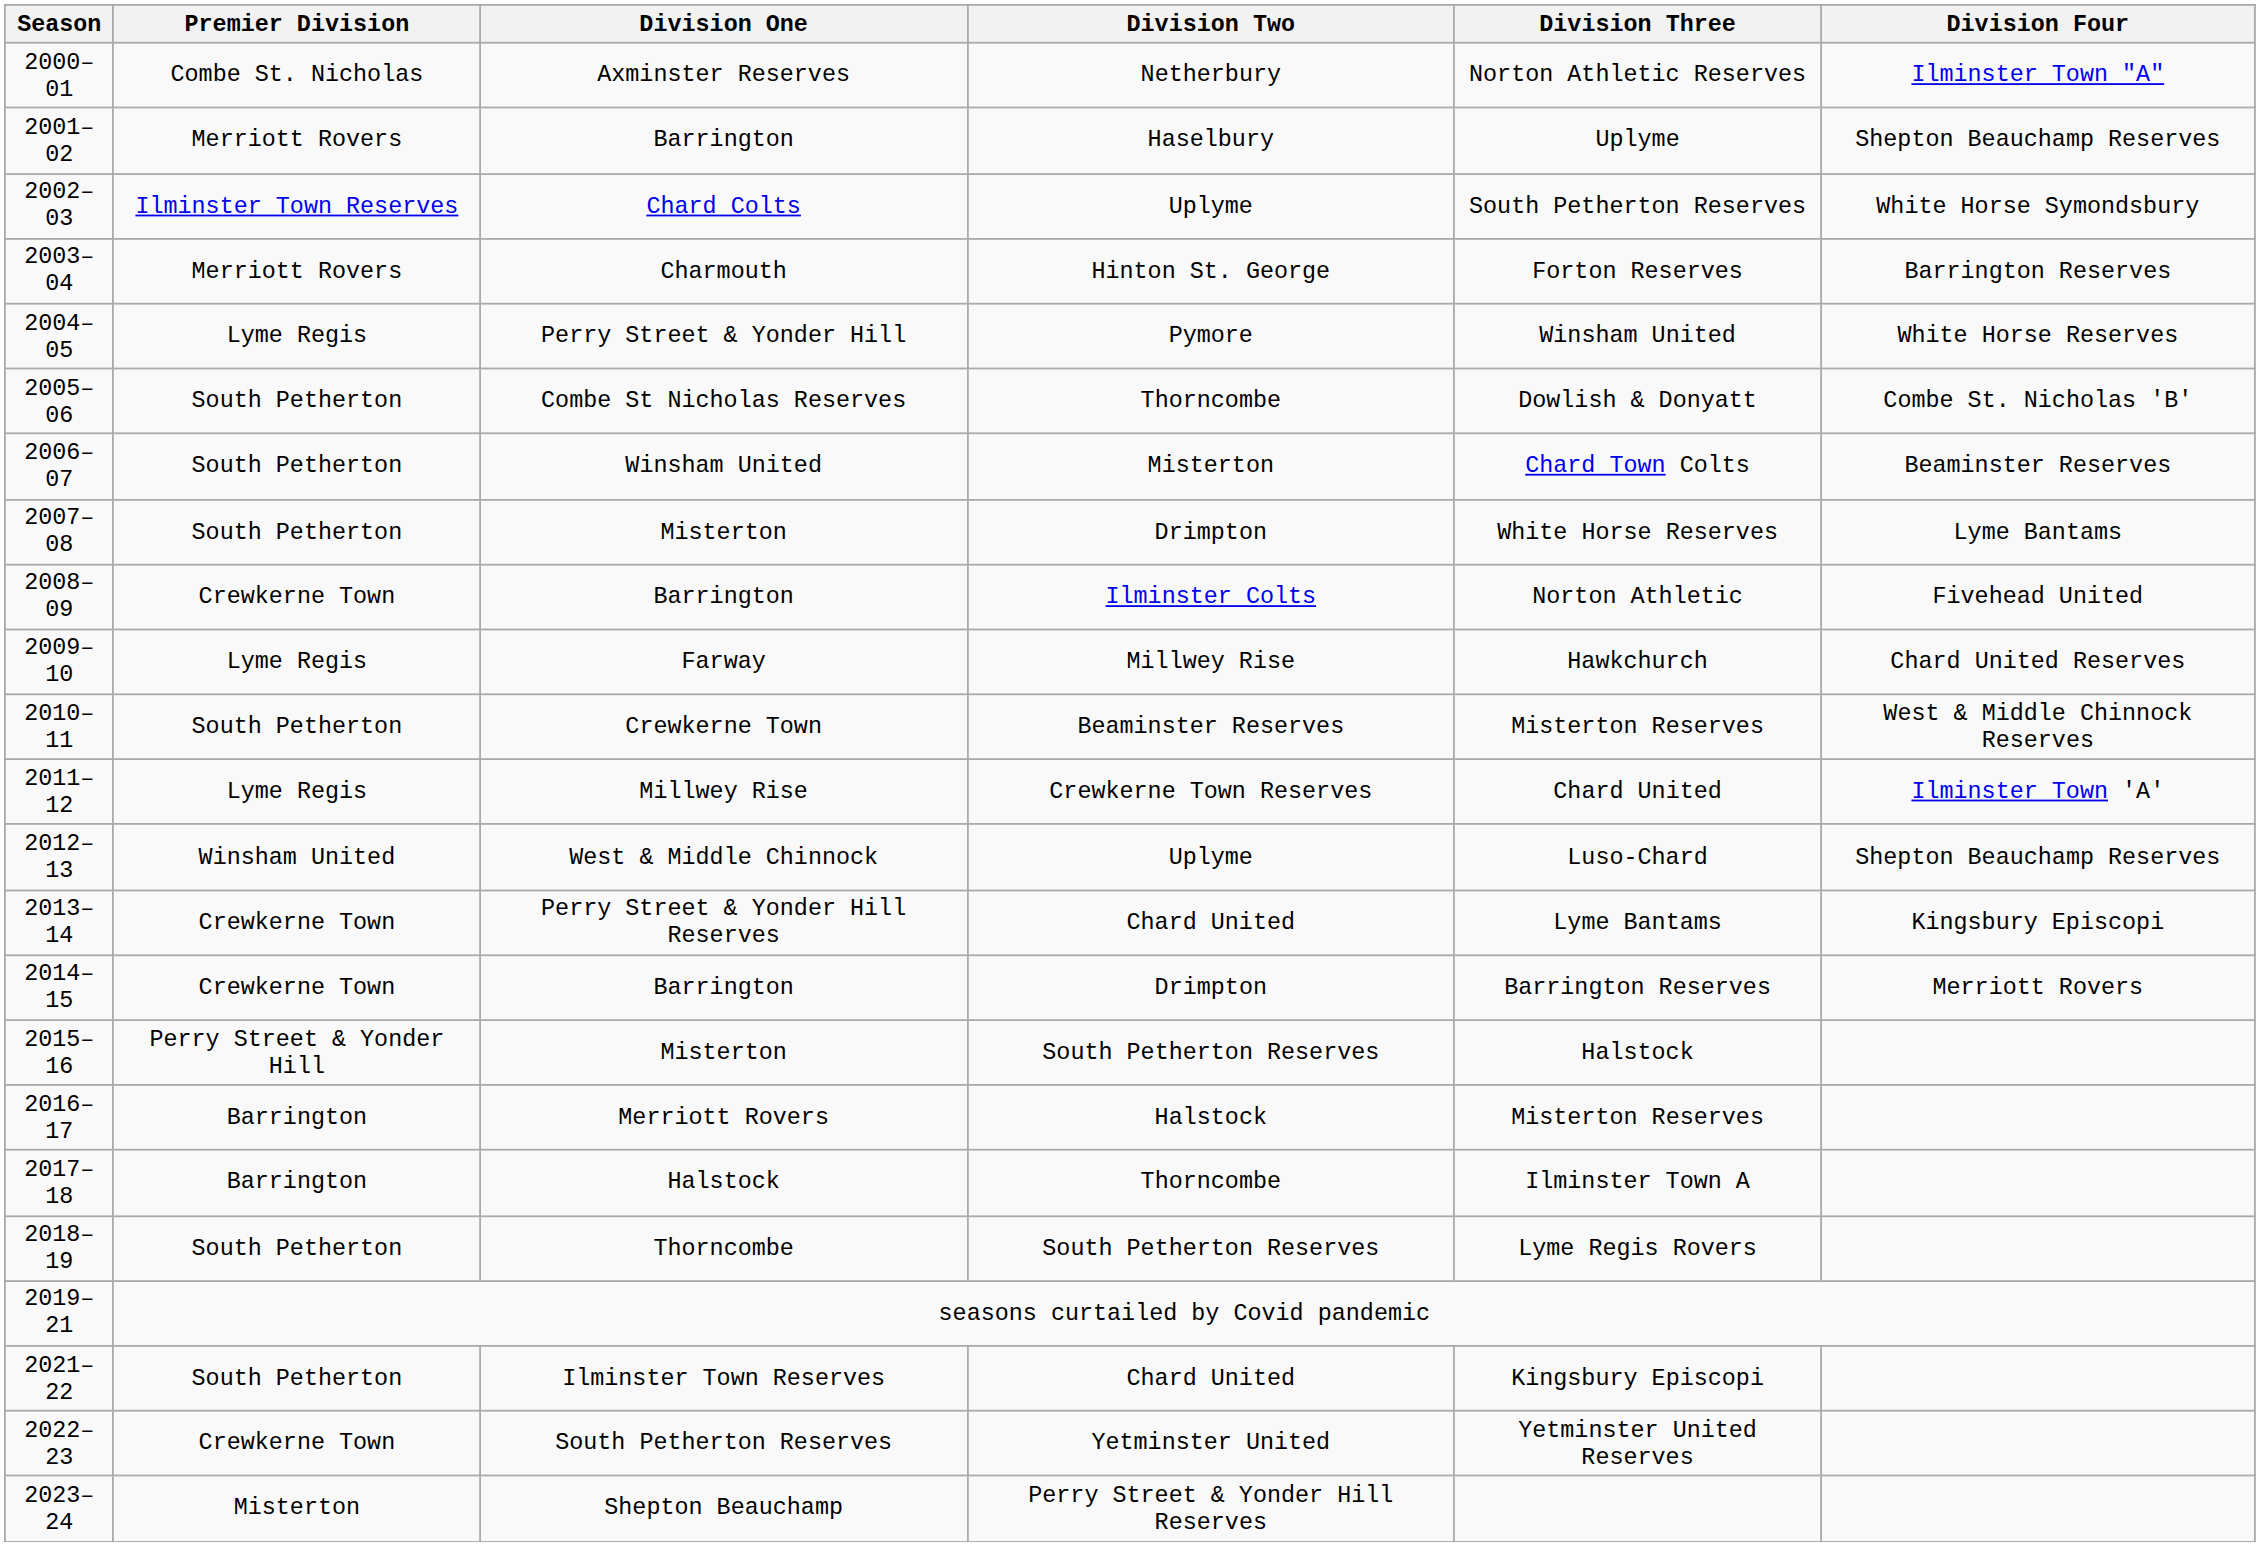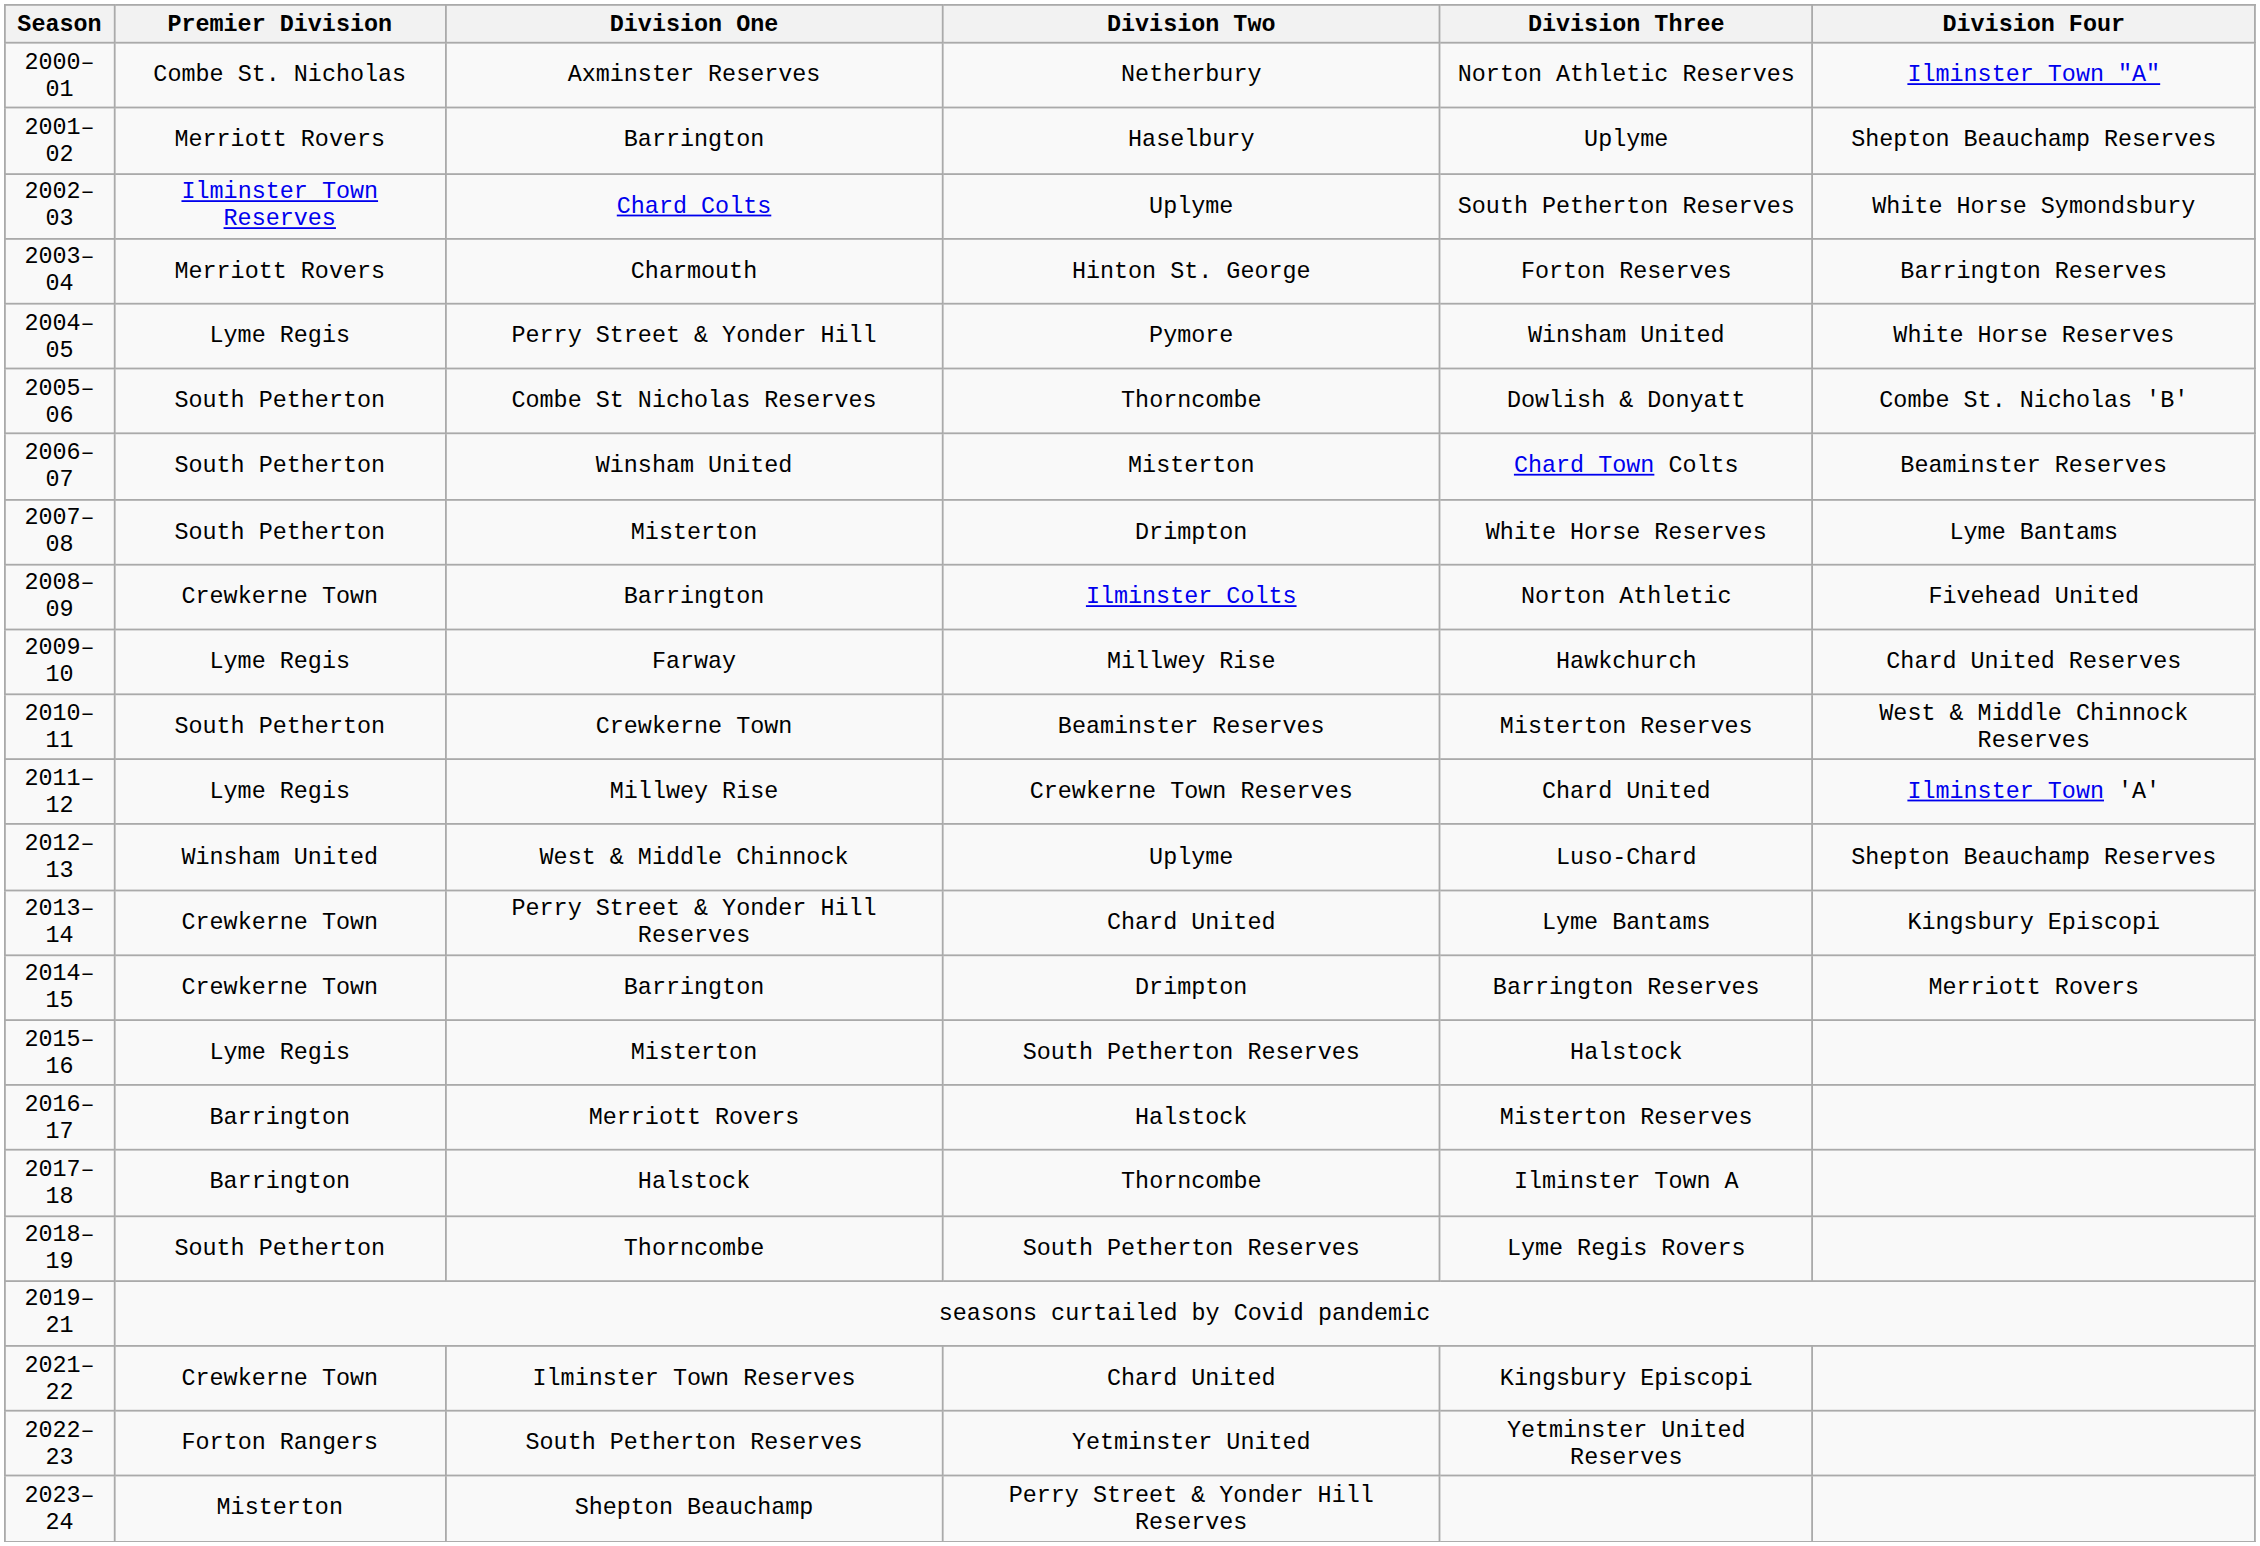(297, 1053) Perry Street & Yonder Hill -> (280, 1053) Lyme Regis
(297, 1378) South Petherton -> (280, 1378) Crewkerne Town
(297, 1443) Crewkerne Town -> (280, 1443) Forton Rangers
